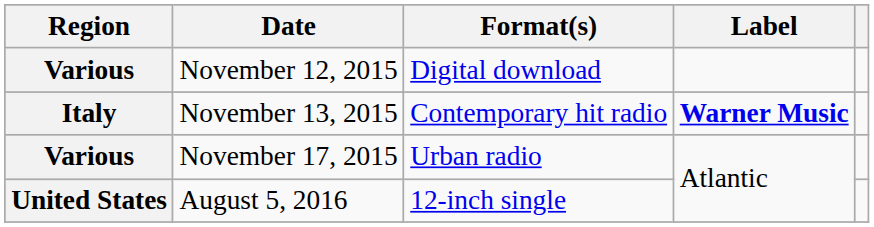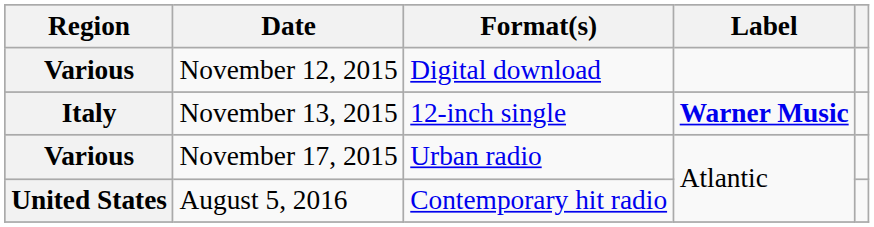(539, 112) Contemporary hit radio -> (488, 112) 12-inch single
(488, 199) 12-inch single -> (539, 199) Contemporary hit radio
